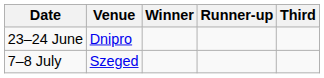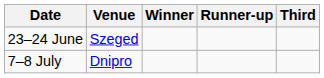(111, 38) Dnipro -> (114, 38) Szeged
(114, 61) Szeged -> (111, 61) Dnipro
